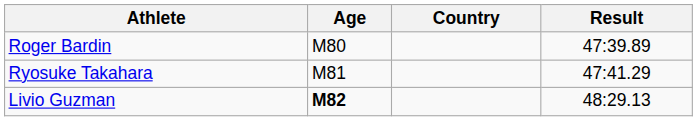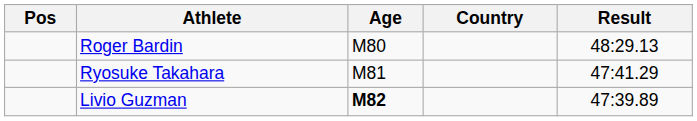+ column: (40, 18)
(617, 45) 47:39.89 -> (624, 45) 48:29.13
(617, 101) 48:29.13 -> (624, 101) 47:39.89
